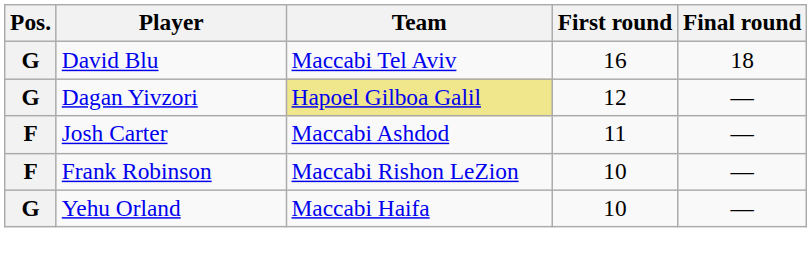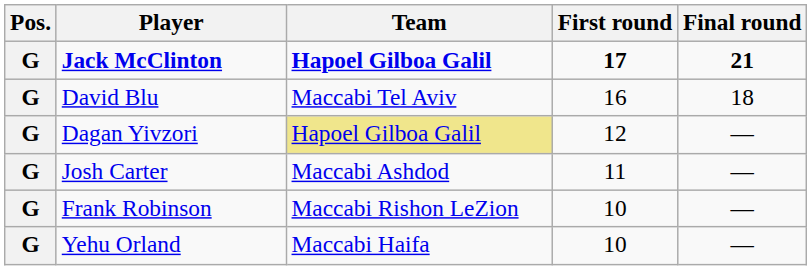+ row: (142, 60)
(31, 134) F -> (31, 171) G
(31, 171) F -> (31, 208) G
